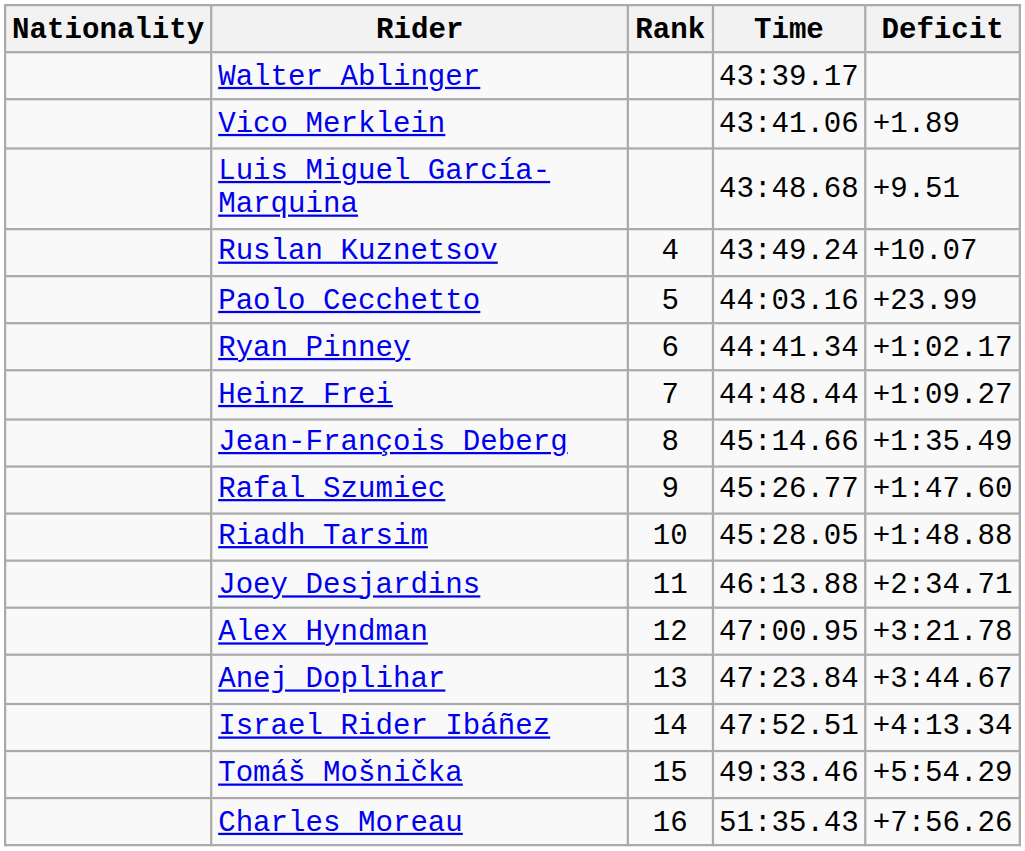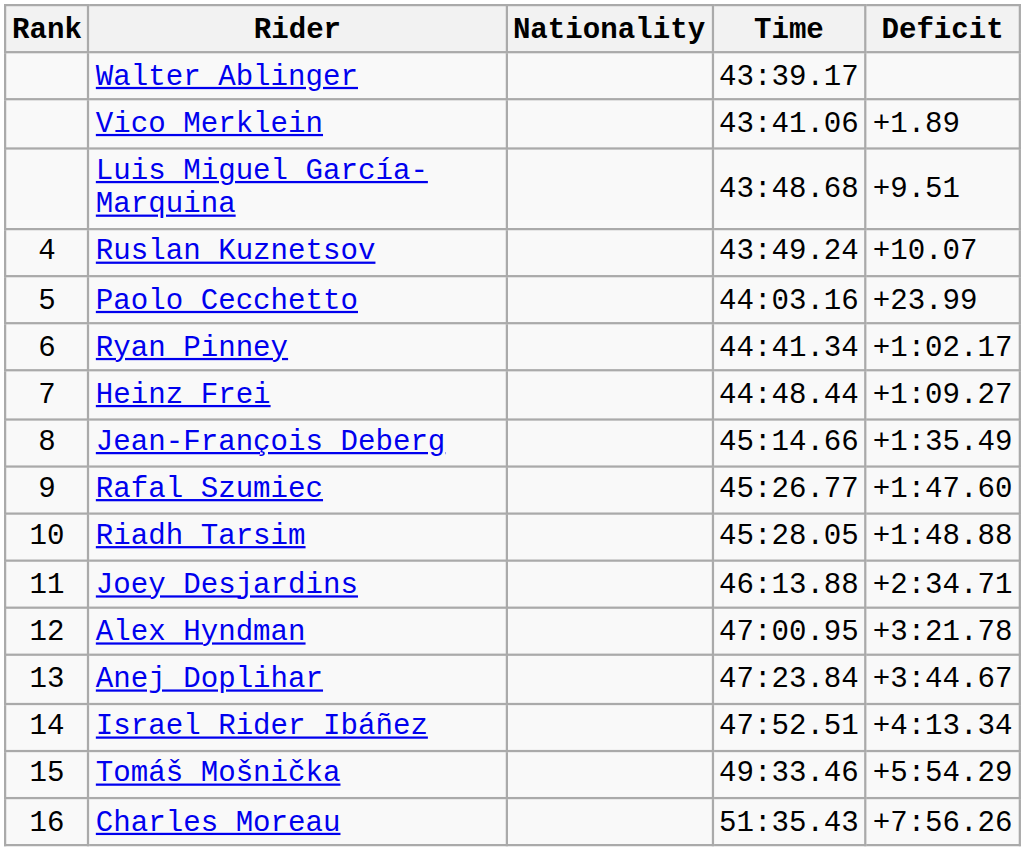columns swapped: (670, 29) <-> (108, 29)
